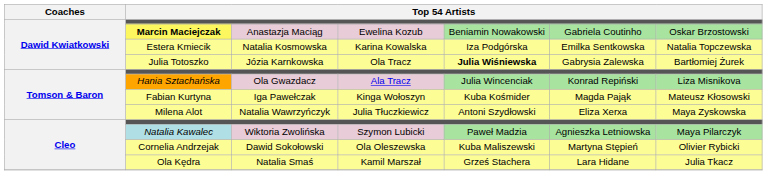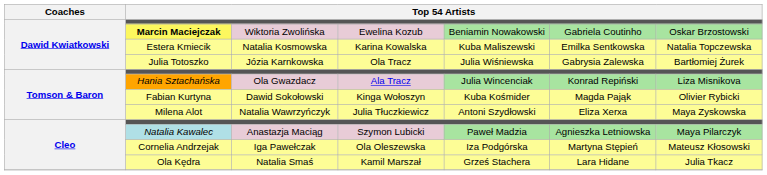(285, 31) Anastazja Maciąg -> (285, 31) Wiktoria Zwolińska
(497, 46) Iza Podgórska -> (497, 46) Kuba Maliszewski
(497, 62) bold -> (497, 62) normal
(285, 97) Iga Pawełczak -> (285, 97) Dawid Sokołowski
(709, 97) Mateusz Kłosowski -> (709, 97) Olivier Rybicki
(285, 131) Wiktoria Zwolińska -> (285, 131) Anastazja Maciąg
(285, 147) Dawid Sokołowski -> (285, 147) Iga Pawełczak
(497, 147) Kuba Maliszewski -> (497, 147) Iza Podgórska
(709, 147) Olivier Rybicki -> (709, 147) Mateusz Kłosowski
